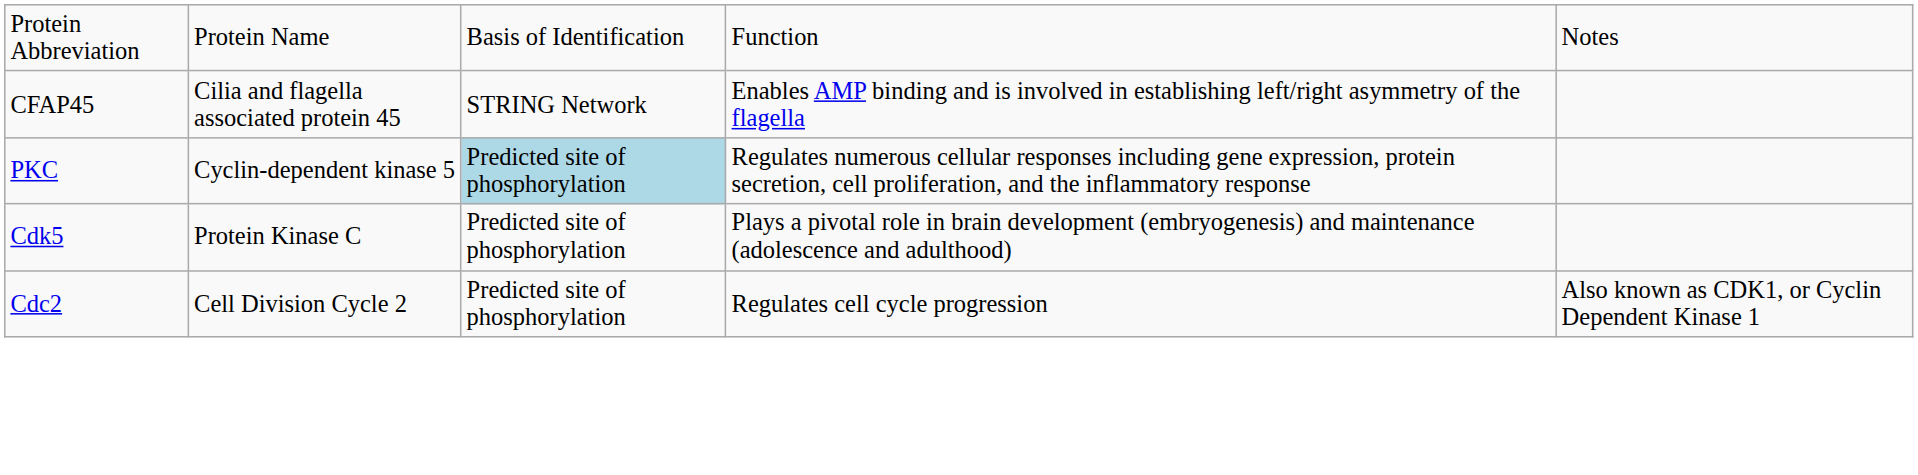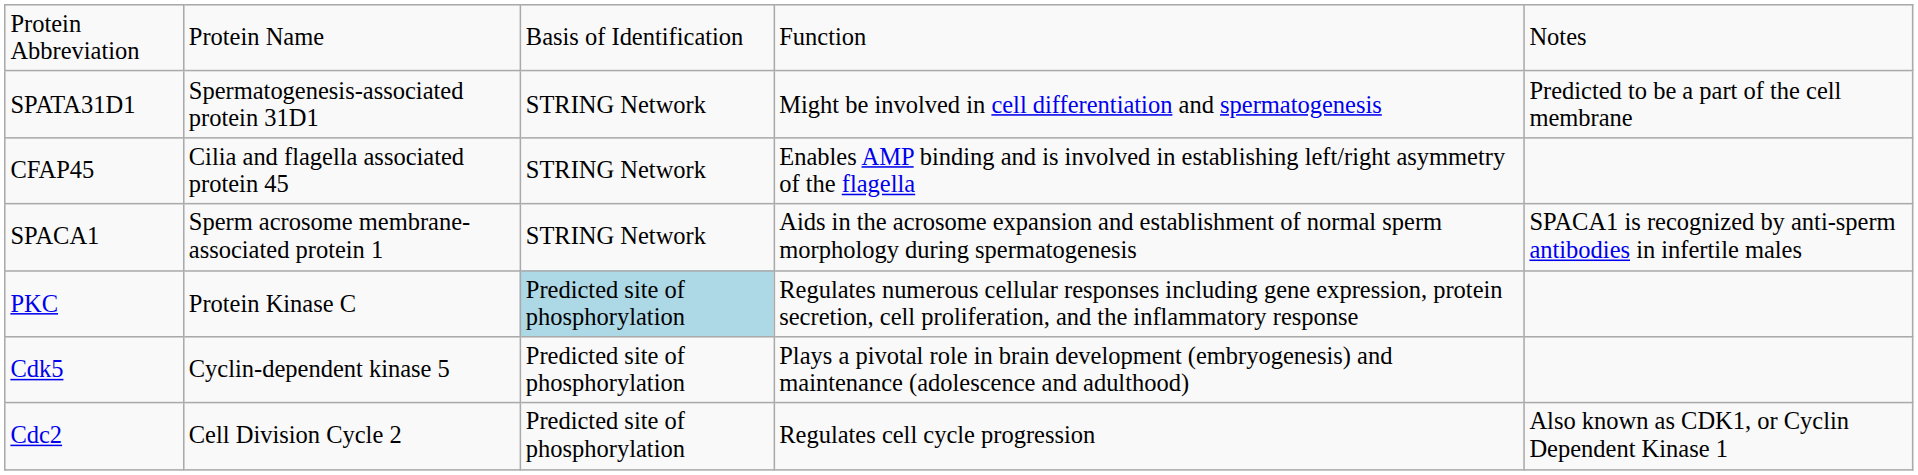+ row: (73, 104)
+ row: (55, 236)
(325, 170) Cyclin-dependent kinase 5 -> (272, 303) Protein Kinase C
(278, 236) Protein Kinase C -> (319, 369) Cyclin-dependent kinase 5
